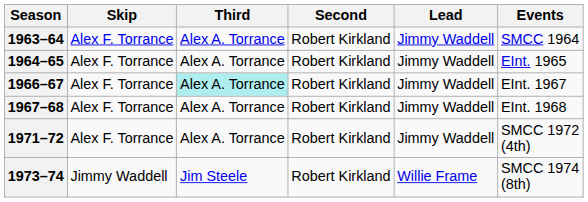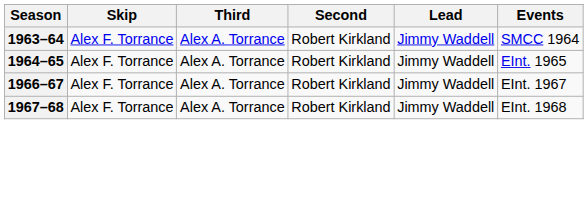(232, 84) paleturquoise background -> (232, 84) no background
- row: (36, 138)
- row: (36, 177)
